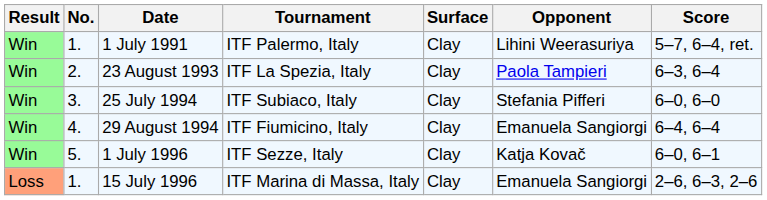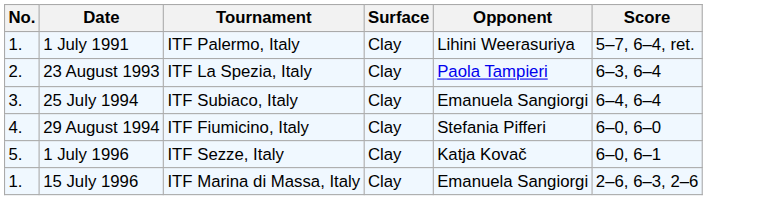- column: (34, 17)
(551, 99) Stefania Pifferi -> (513, 99) Emanuela Sangiorgi
(687, 99) 6–0, 6–0 -> (628, 99) 6–4, 6–4
(572, 126) Emanuela Sangiorgi -> (492, 126) Stefania Pifferi
(687, 126) 6–4, 6–4 -> (628, 126) 6–0, 6–0
